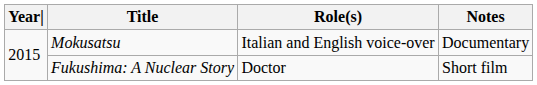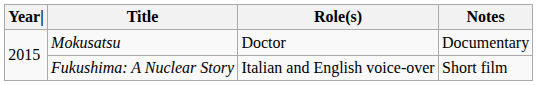(338, 42) Italian and English voice-over -> (264, 42) Doctor
(264, 67) Doctor -> (338, 67) Italian and English voice-over
